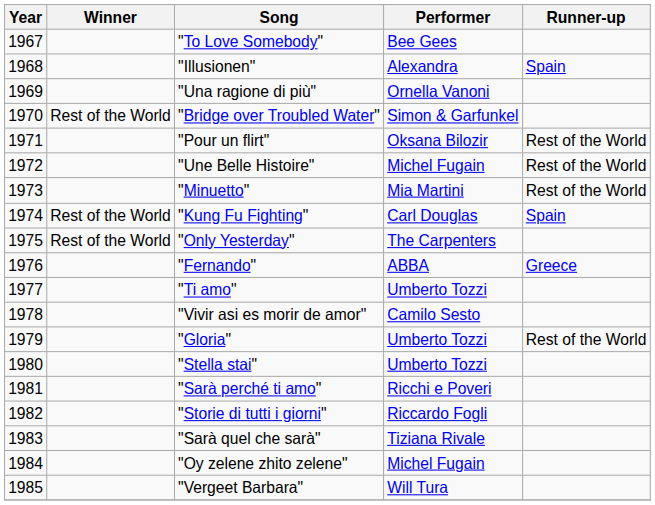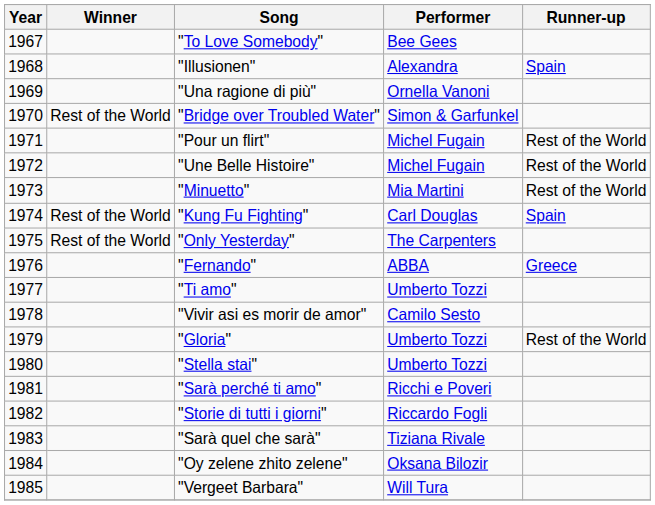(438, 141) Oksana Bilozir -> (436, 141) Michel Fugain
(436, 463) Michel Fugain -> (438, 463) Oksana Bilozir
